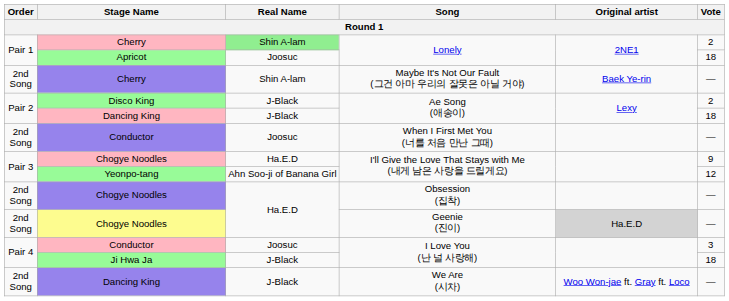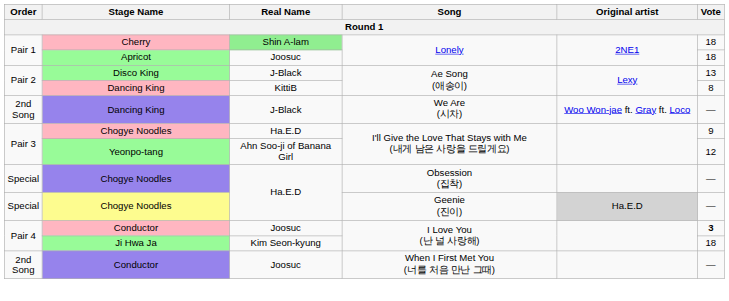(711, 42) 2 -> (711, 42) 18
- row: (131, 79)
(711, 100) 2 -> (711, 73) 13
(282, 116) J-Black -> (286, 88) KittiB
(711, 116) 18 -> (711, 88) 8
rows swapped: (131, 281) <-> (131, 137)
(21, 195) 2nd Song -> (23, 178) Special
(21, 223) 2nd Song -> (23, 206) Special
(711, 245) normal -> (711, 228) bold
(282, 260) J-Black -> (286, 243) Kim Seon-kyung
